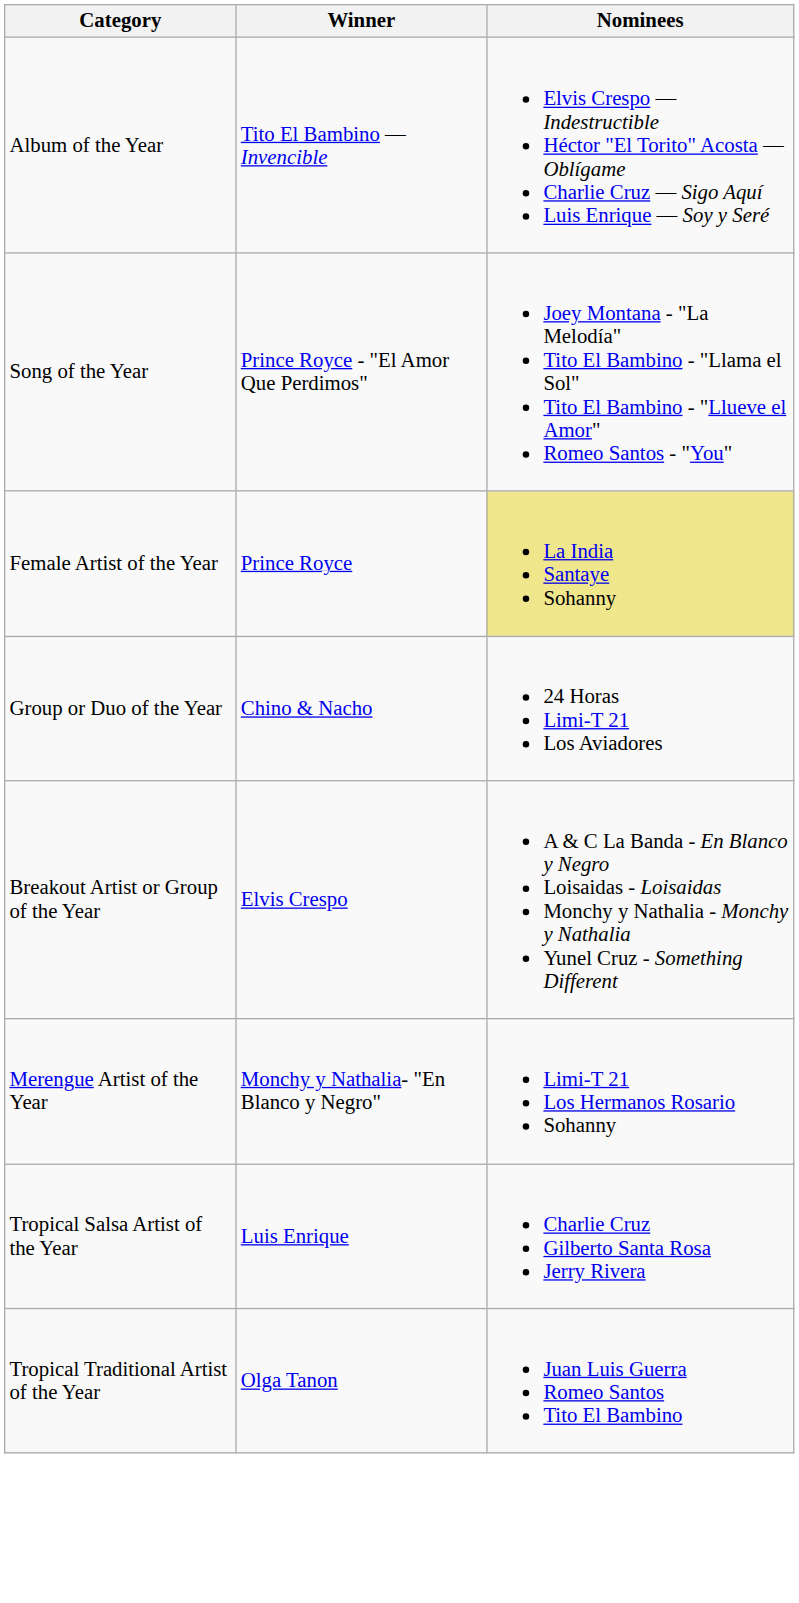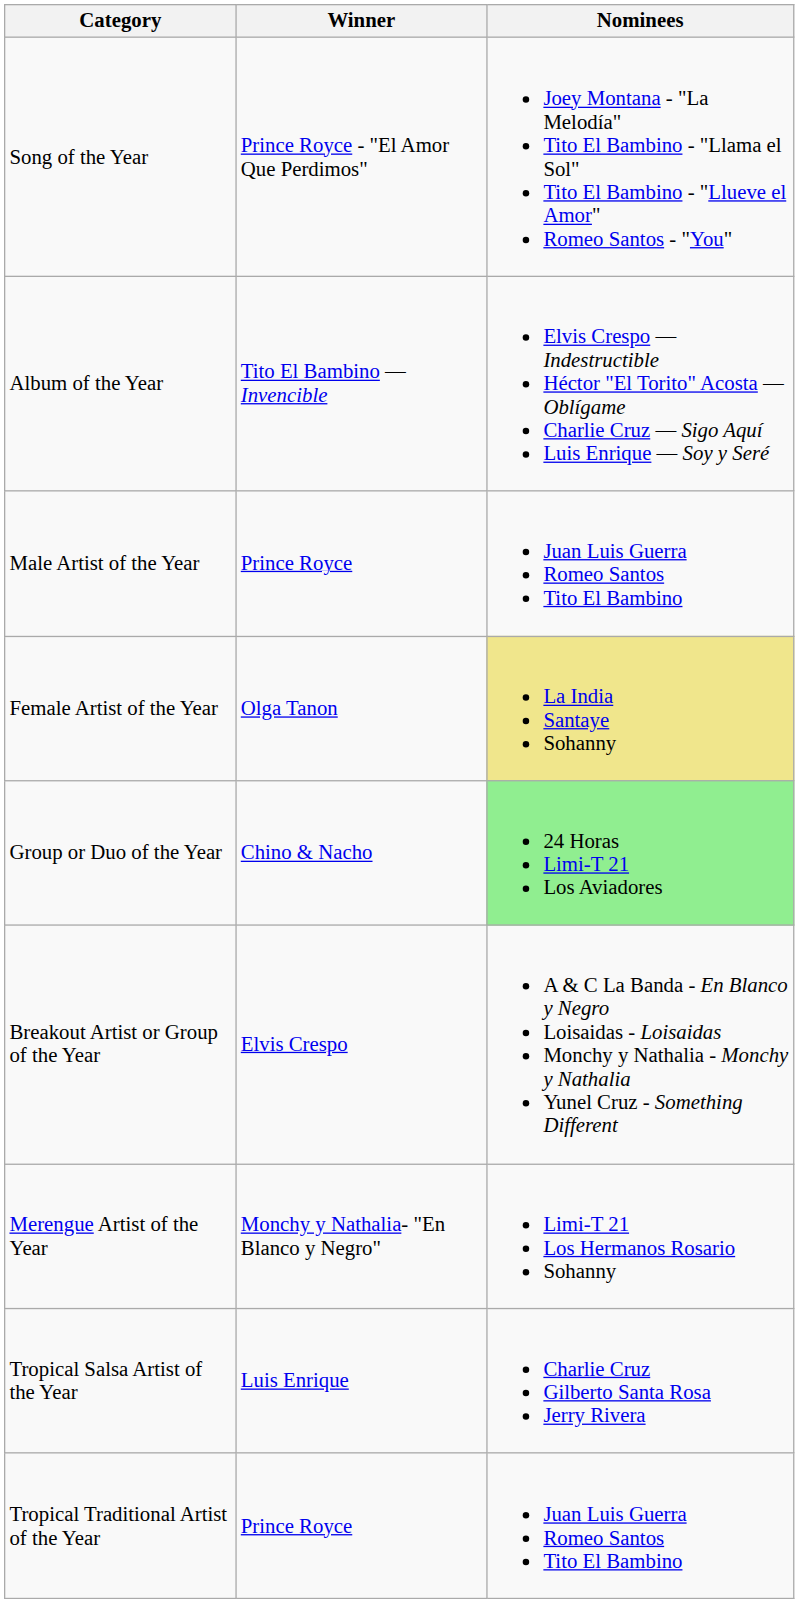rows swapped: (86, 144) <-> (79, 371)
+ row: (104, 563)
(297, 563) Prince Royce -> (289, 708) Olga Tanon
(640, 720) no background -> (640, 865) lightgreen background
(289, 1380) Olga Tanon -> (297, 1525) Prince Royce
